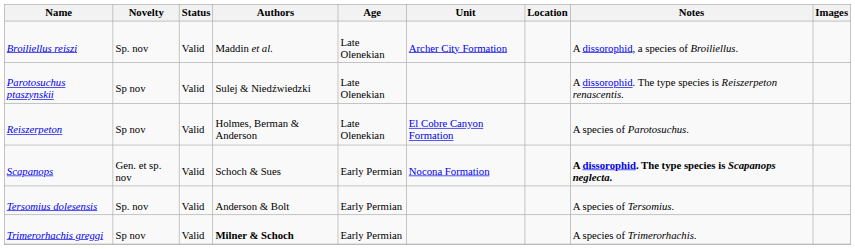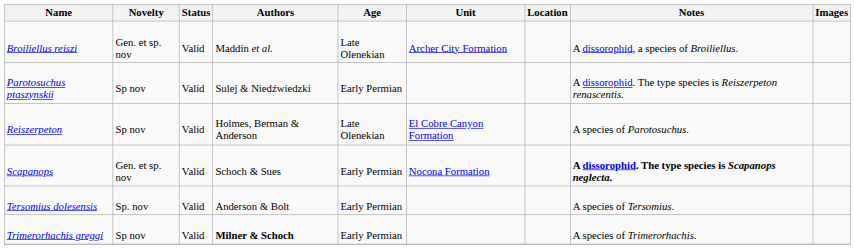(132, 48) Sp. nov -> (138, 48) Gen. et sp. nov
(362, 89) Late Olenekian -> (371, 89) Early Permian
